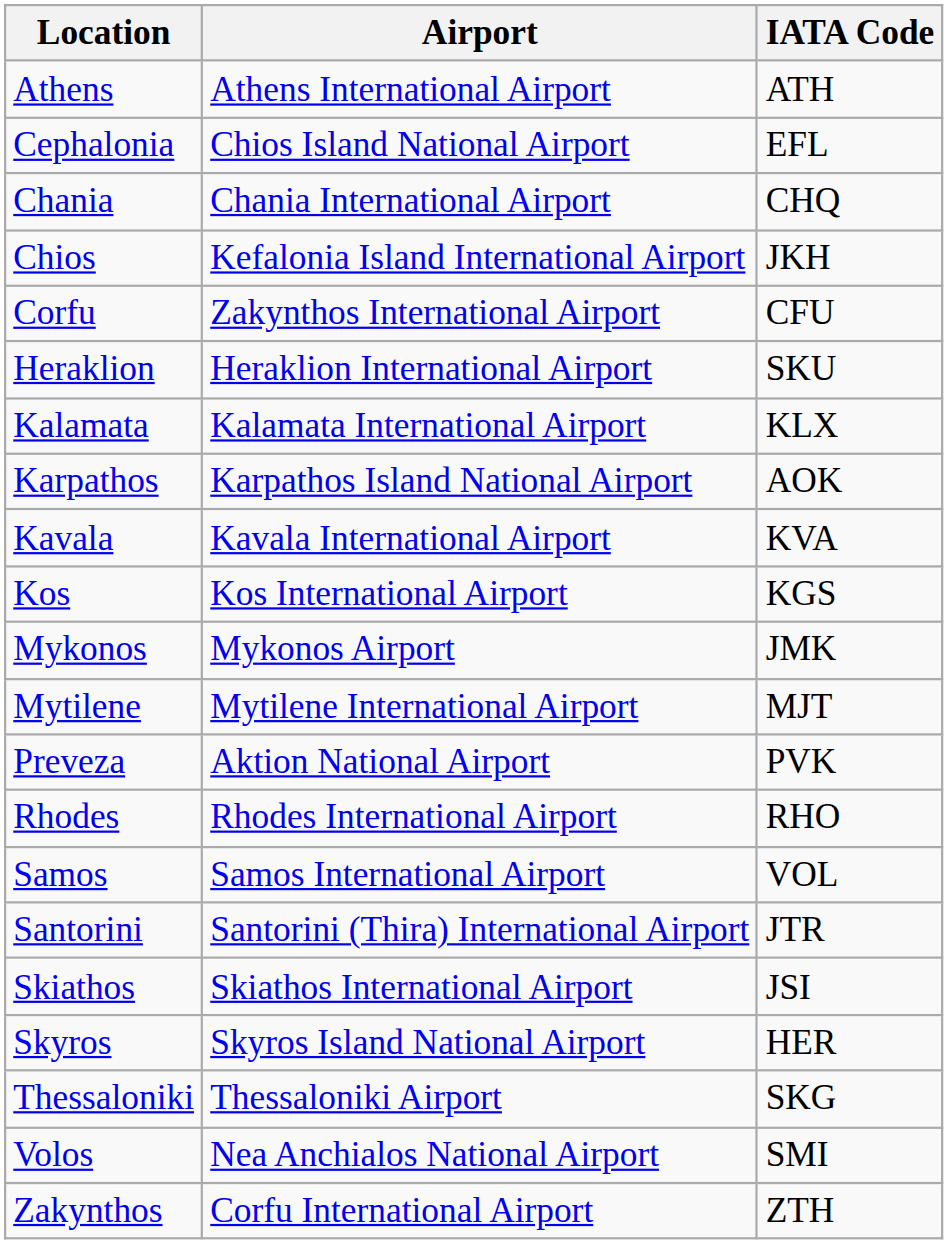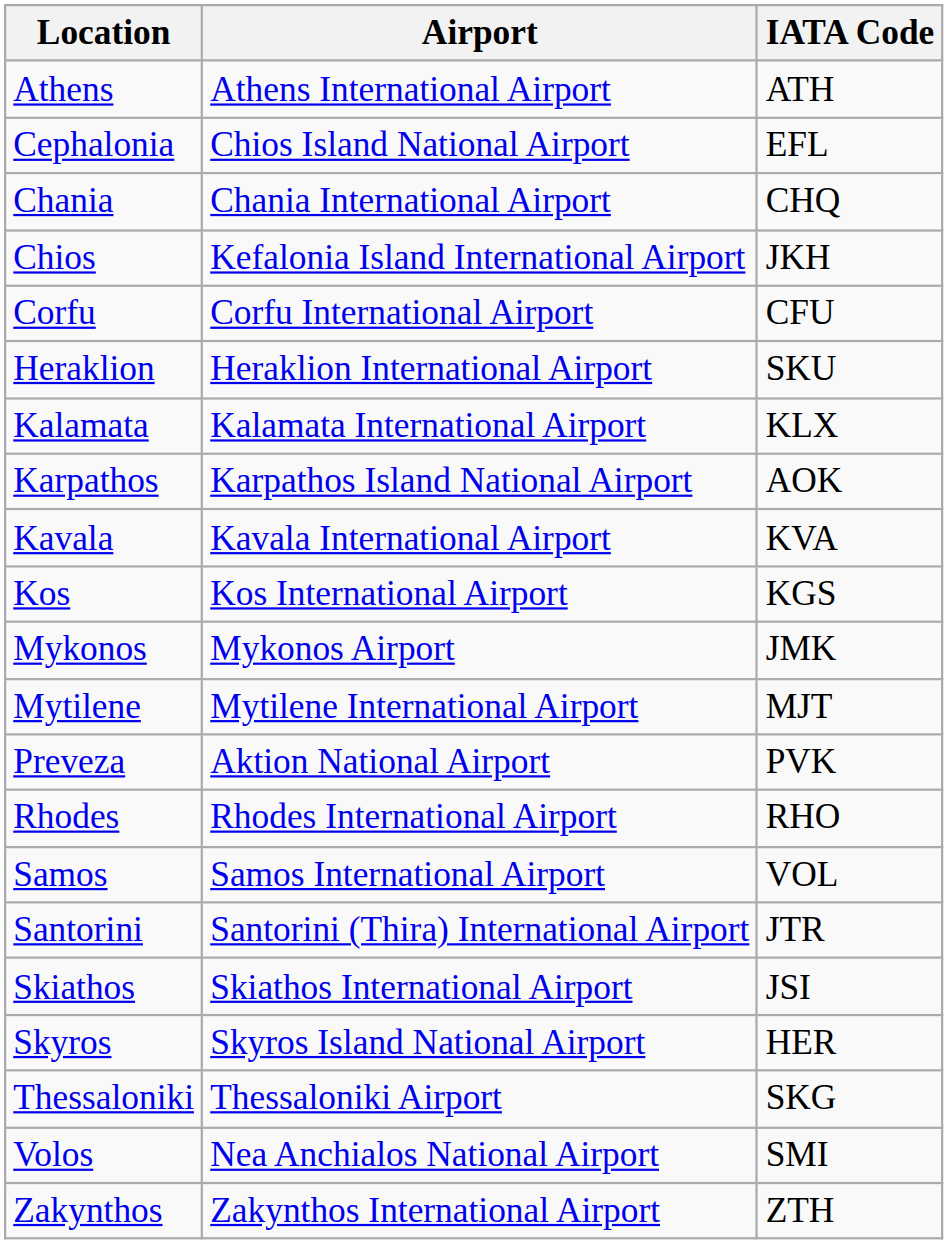(435, 312) Zakynthos International Airport -> (402, 312) Corfu International Airport
(402, 1210) Corfu International Airport -> (435, 1210) Zakynthos International Airport
